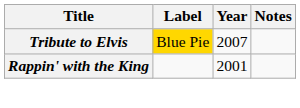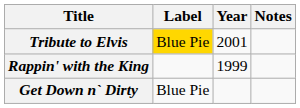(232, 41) 2007 -> (232, 41) 2001
(232, 66) 2001 -> (232, 66) 1999
+ row: (79, 90)
